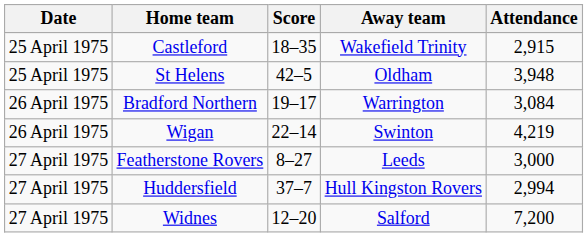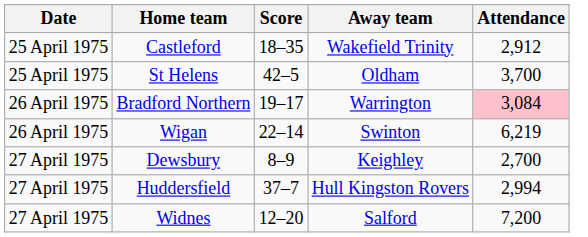(534, 47) 2,915 -> (521, 47) 2,912
(534, 75) 3,948 -> (521, 75) 3,700
(534, 103) no background -> (521, 103) pink background
(534, 132) 4,219 -> (521, 132) 6,219
+ row: (183, 160)
- row: (190, 160)
